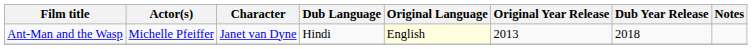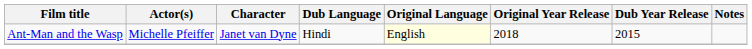(506, 34) 2013 -> (506, 34) 2018
(628, 34) 2018 -> (628, 34) 2015
